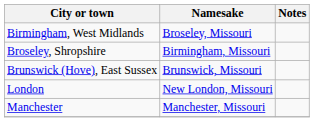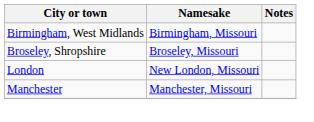(207, 32) Broseley, Missouri -> (203, 32) Birmingham, Missouri
(216, 51) Birmingham, Missouri -> (194, 51) Broseley, Missouri
- row: (82, 70)
